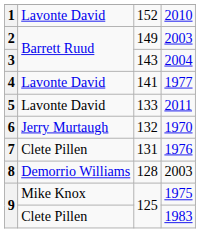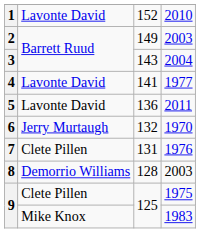(147, 104) 133 -> (147, 104) 136
(53, 194) Mike Knox -> (54, 194) Clete Pillen
(54, 216) Clete Pillen -> (53, 216) Mike Knox
